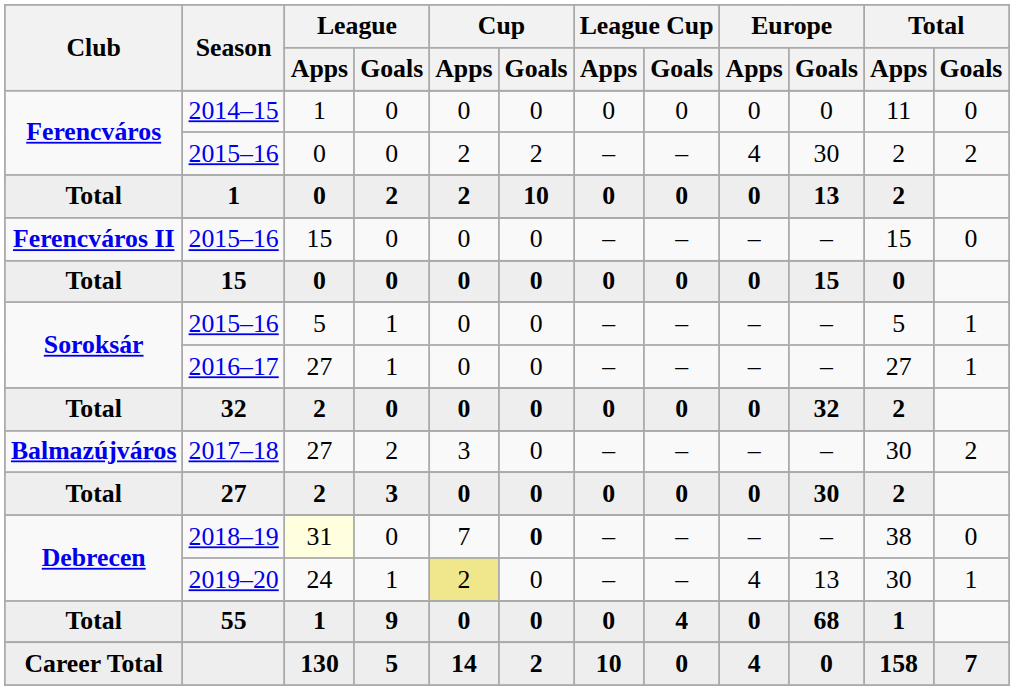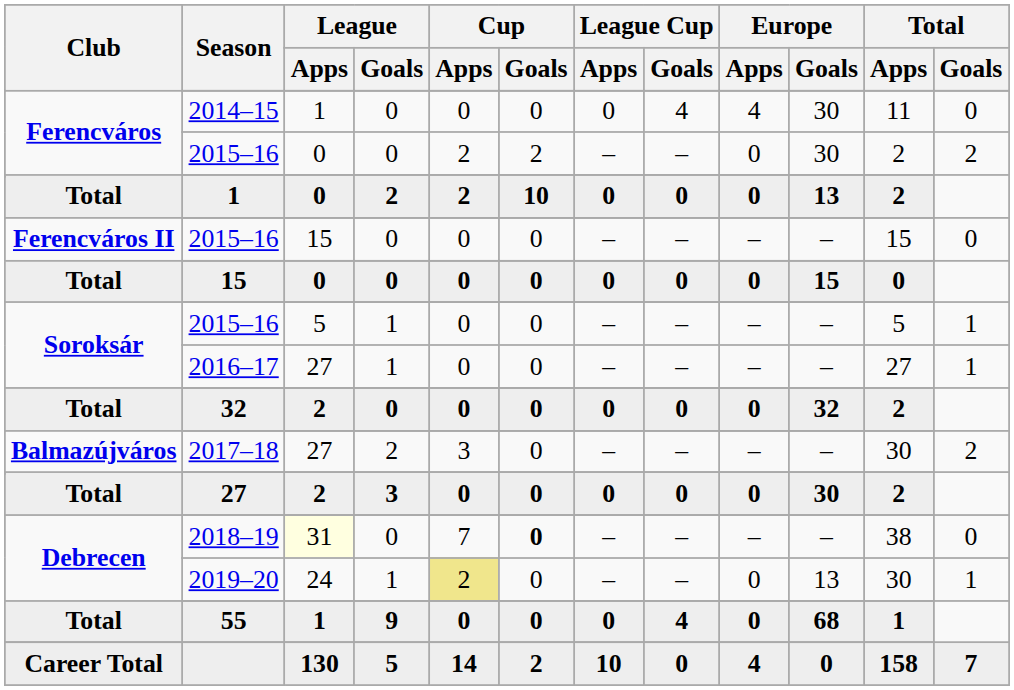(682, 111) 0 -> (682, 111) 4
(754, 111) 0 -> (754, 111) 4
(826, 111) 0 -> (826, 111) 30
(754, 153) 4 -> (754, 153) 0
(754, 578) 4 -> (754, 578) 0
